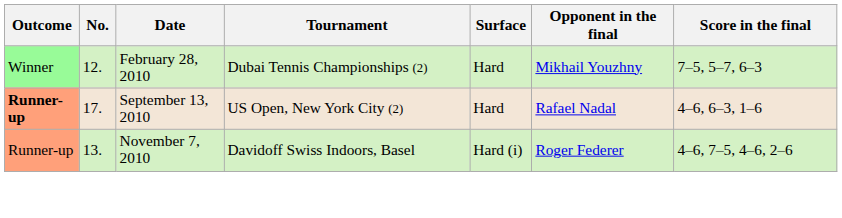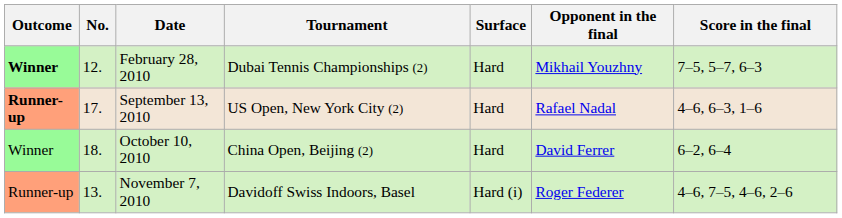(31, 66) normal -> (33, 66) bold
+ row: (156, 150)
